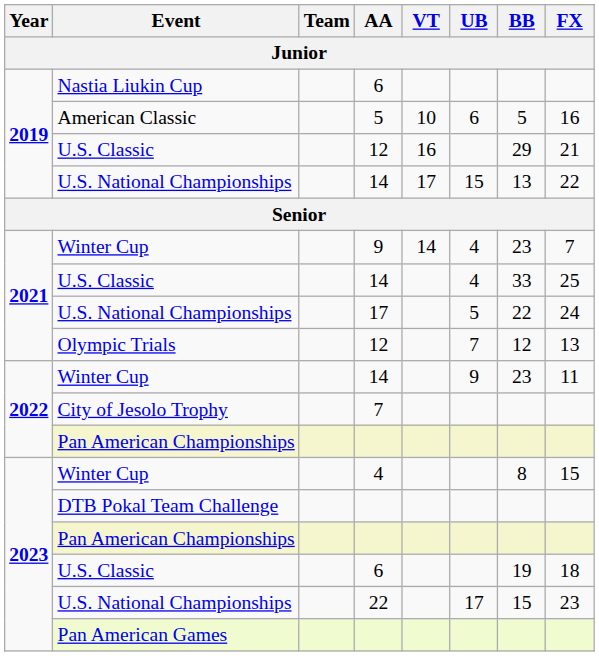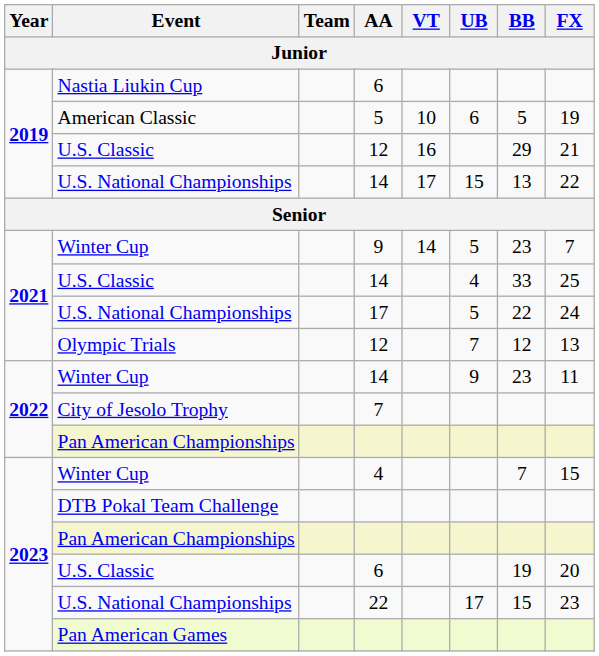(570, 117) 16 -> (570, 117) 19
(474, 247) 4 -> (474, 247) 5
(522, 473) 8 -> (522, 473) 7
(570, 570) 18 -> (570, 570) 20
